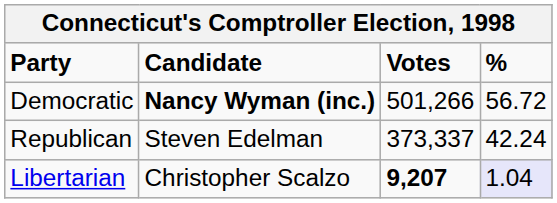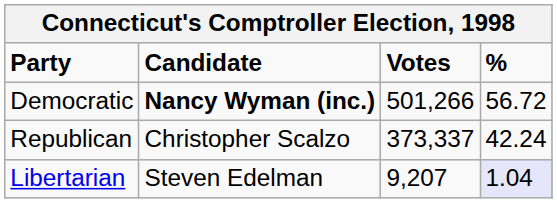(234, 139) Steven Edelman -> (247, 139) Christopher Scalzo
(247, 178) Christopher Scalzo -> (234, 178) Steven Edelman
(417, 178) bold -> (417, 178) normal
